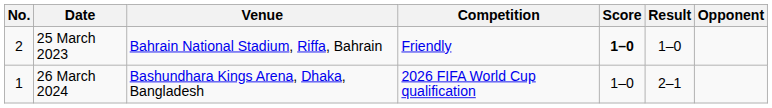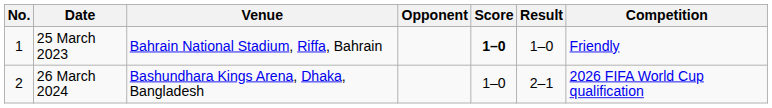columns swapped: (731, 15) <-> (499, 15)
(19, 45) 2 -> (19, 45) 1
(19, 84) 1 -> (19, 84) 2
